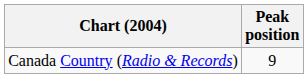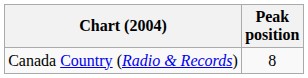(272, 60) 9 -> (272, 60) 8
